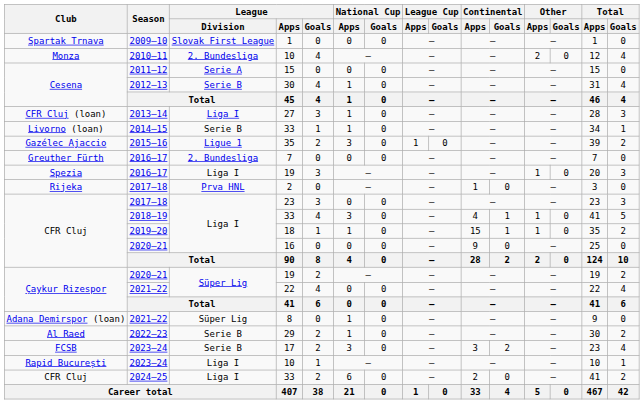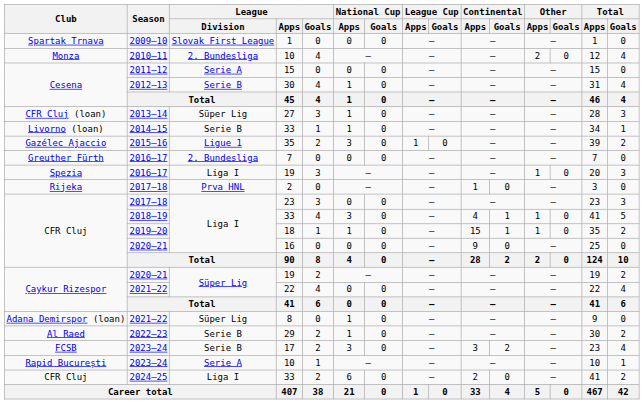(223, 114) Liga I -> (223, 114) Süper Lig
(223, 363) Liga I -> (223, 363) Serie A
